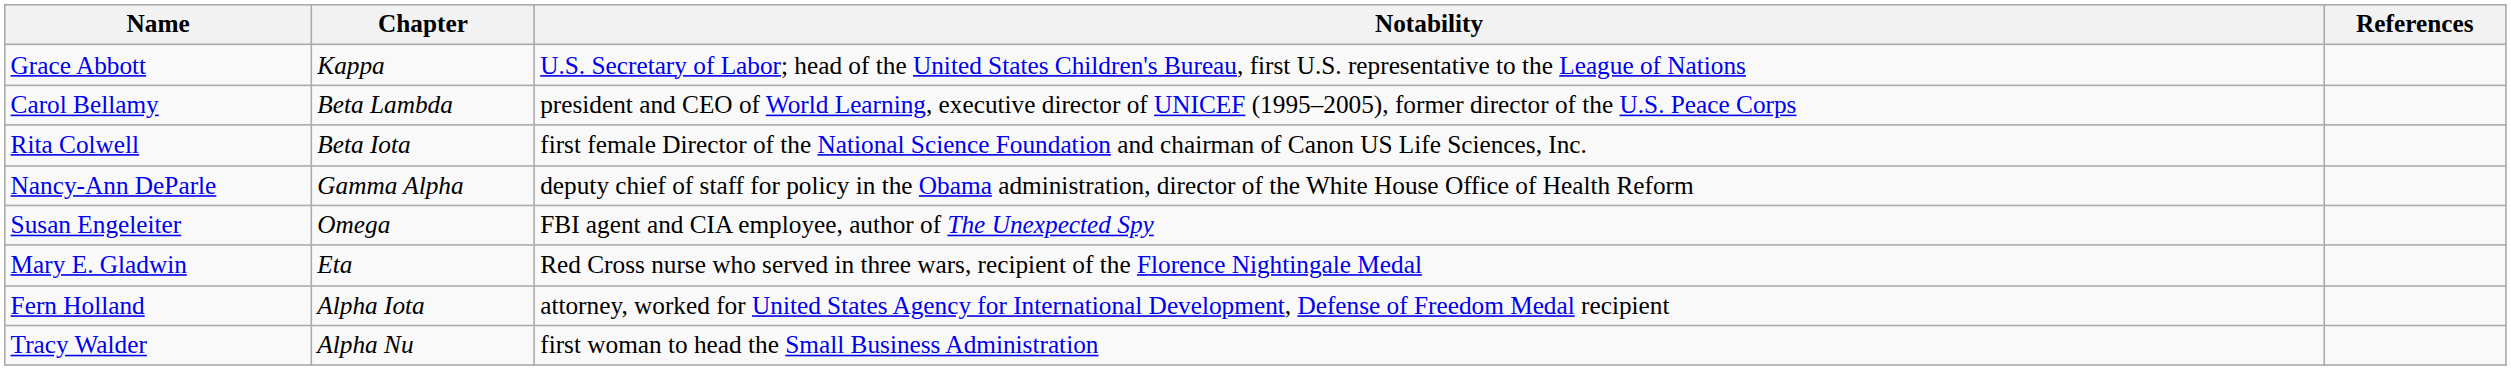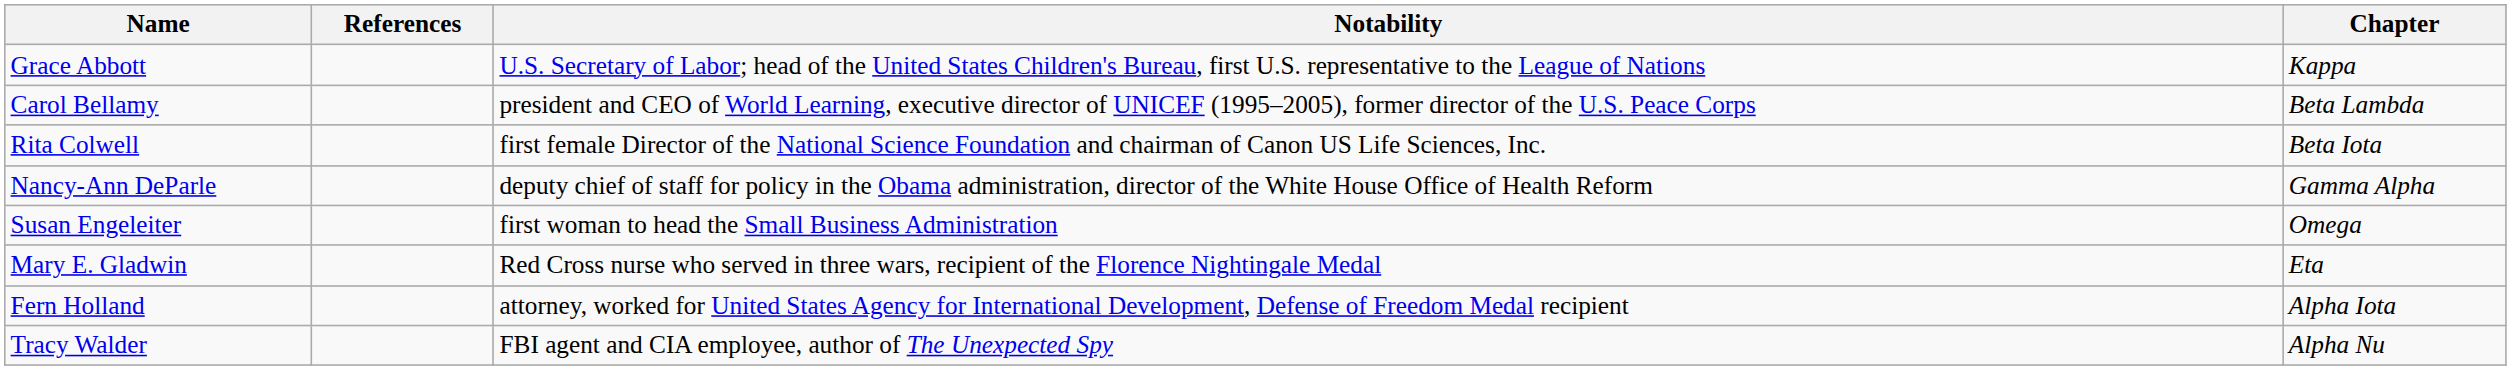columns swapped: (423, 24) <-> (2415, 24)
(847, 225) FBI agent and CIA employee, author of The Unexpected Spy -> (779, 225) first woman to head the Small Business Administration
(819, 345) first woman to head the Small Business Administration -> (806, 345) FBI agent and CIA employee, author of The Unexpected Spy
